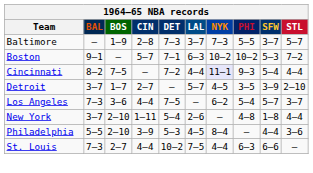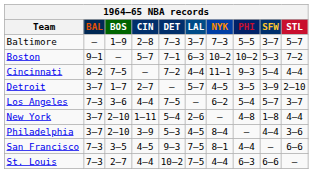(220, 72) lavender background -> (220, 72) no background
(94, 132) 5–5 -> (94, 132) 3–7
+ row: (43, 147)
